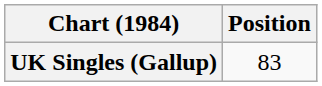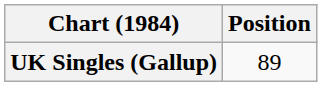(269, 61) 83 -> (269, 61) 89
